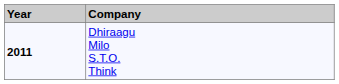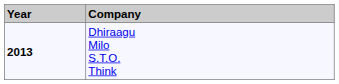(20, 51) 2011 -> (20, 51) 2013
